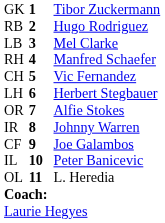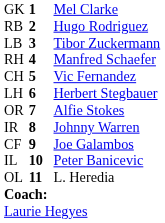(107, 9) Tibor Zuckermann -> (86, 9) Mel Clarke
(86, 43) Mel Clarke -> (107, 43) Tibor Zuckermann
